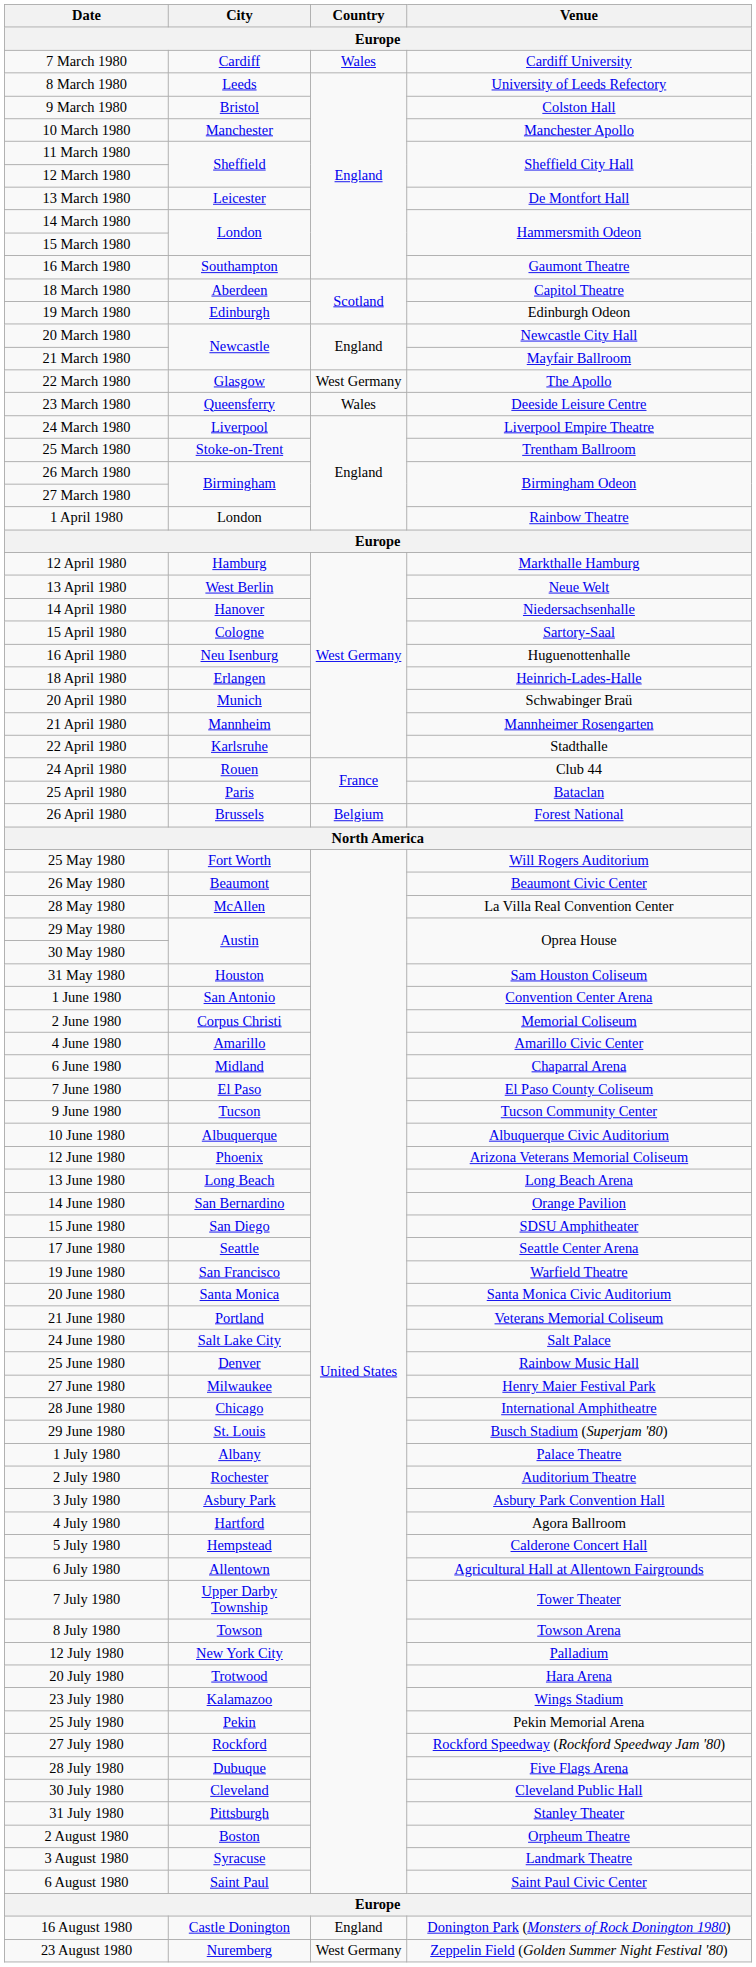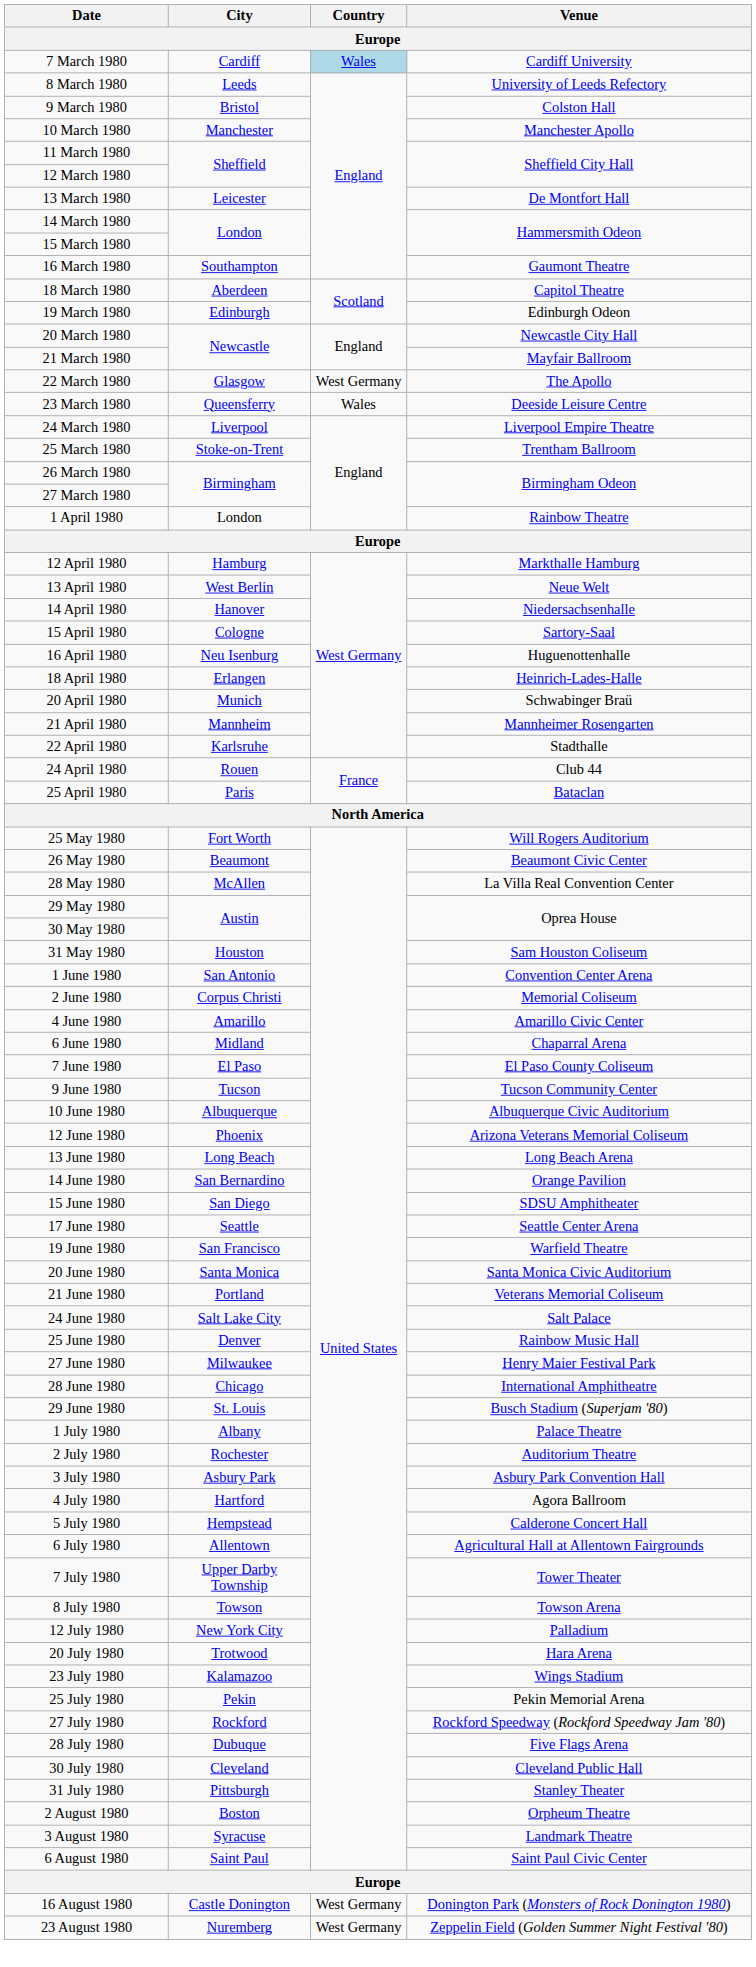(359, 61) no background -> (359, 61) lightblue background
- row: (87, 815)
(359, 1927) England -> (359, 1904) West Germany
